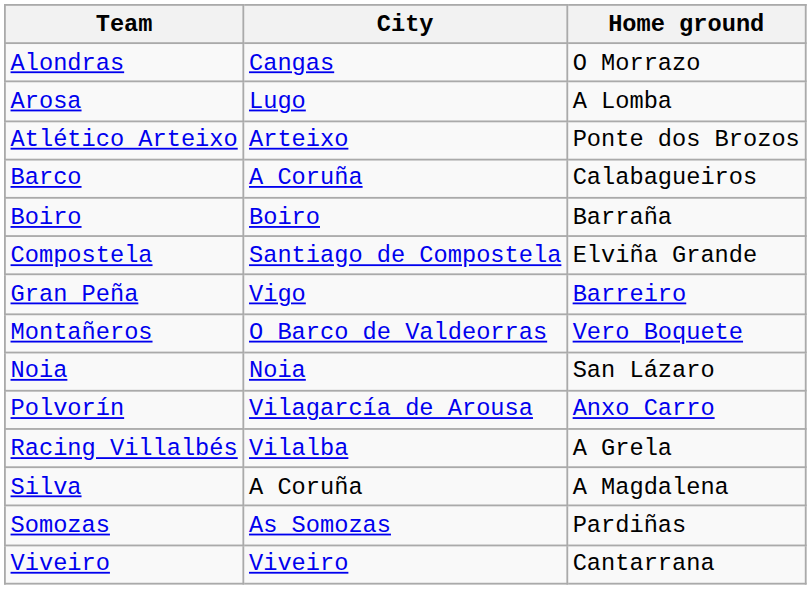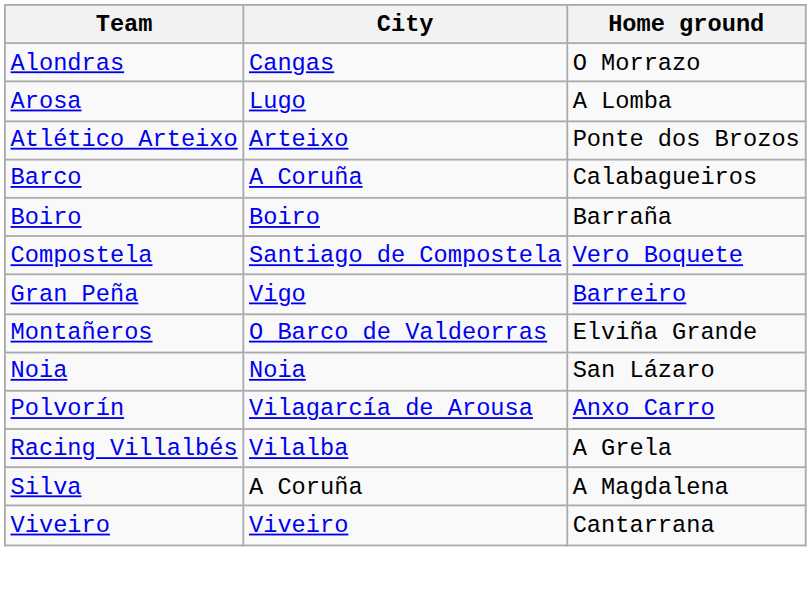(665, 256) Elviña Grande -> (658, 256) Vero Boquete
(658, 333) Vero Boquete -> (665, 333) Elviña Grande
- row: (60, 525)
